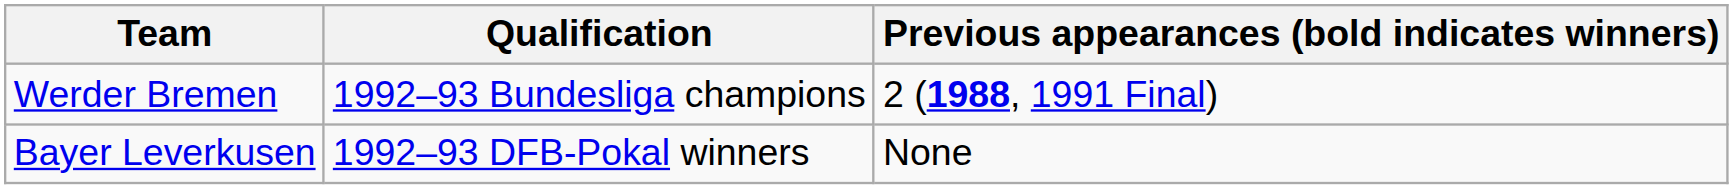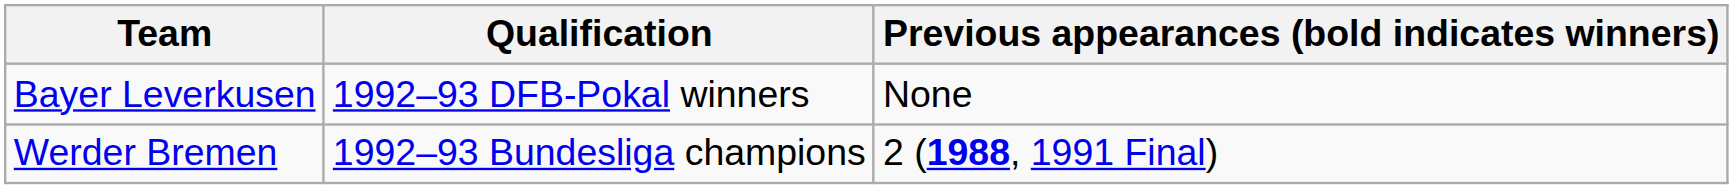rows swapped: (146, 93) <-> (165, 152)
